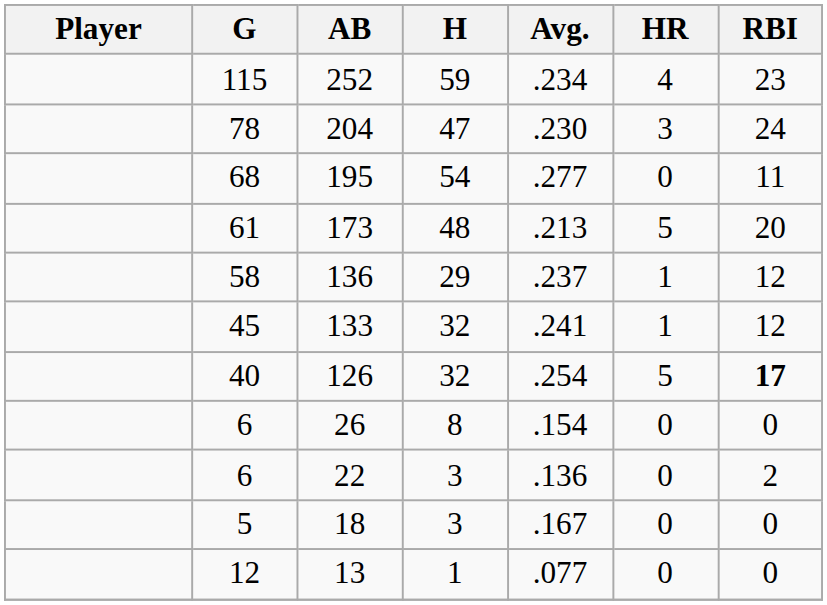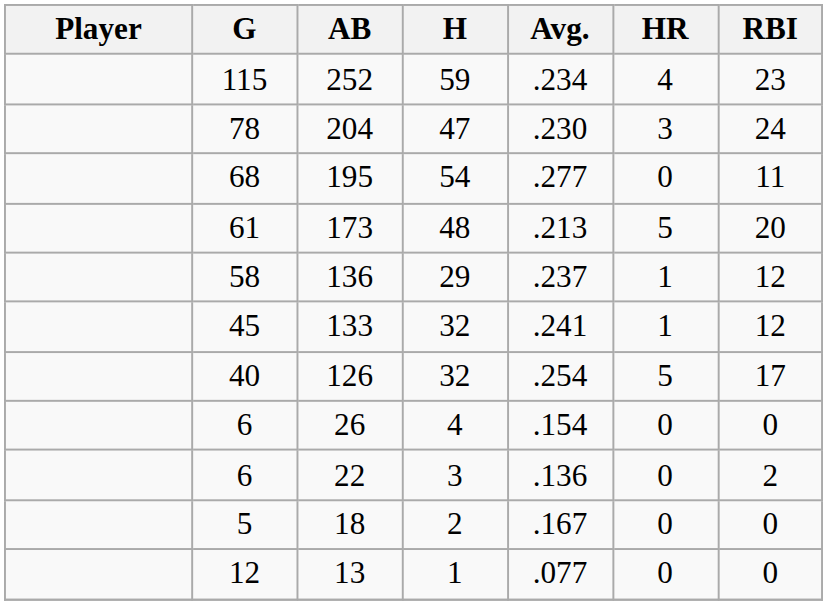(770, 375) bold -> (770, 375) normal
(455, 425) 8 -> (455, 425) 4
(455, 524) 3 -> (455, 524) 2
